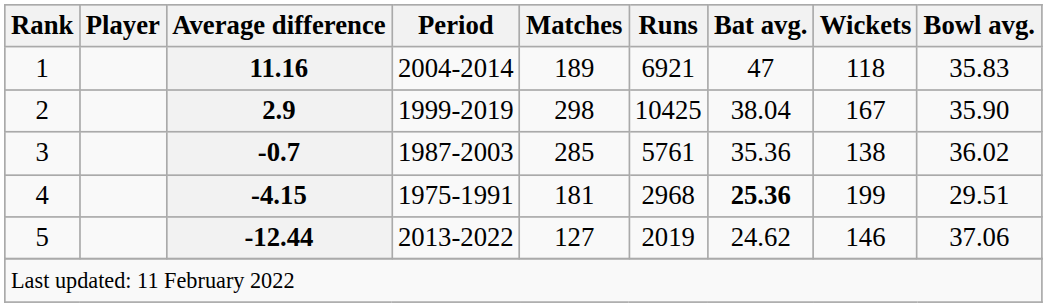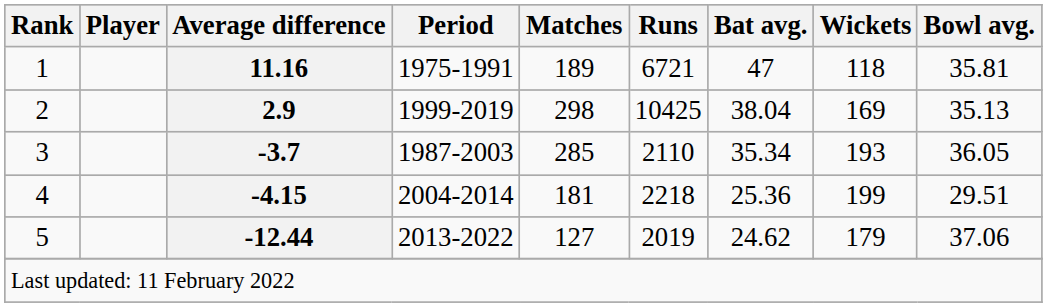(456, 68) 2004-2014 -> (456, 68) 1975-1991
(668, 68) 6921 -> (668, 68) 6721
(979, 68) 35.83 -> (979, 68) 35.81
(866, 110) 167 -> (866, 110) 169
(979, 110) 35.90 -> (979, 110) 35.13
(279, 152) -0.7 -> (279, 152) -3.7
(668, 152) 5761 -> (668, 152) 2110
(761, 152) 35.36 -> (761, 152) 35.34
(866, 152) 138 -> (866, 152) 193
(979, 152) 36.02 -> (979, 152) 36.05
(456, 195) 1975-1991 -> (456, 195) 2004-2014
(668, 195) 2968 -> (668, 195) 2218
(761, 195) bold -> (761, 195) normal
(866, 237) 146 -> (866, 237) 179
